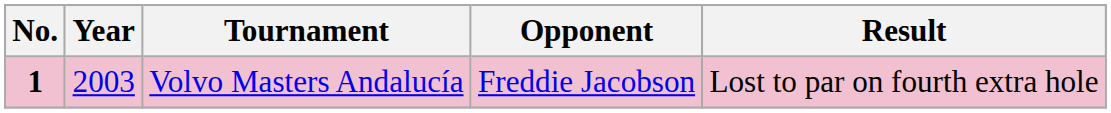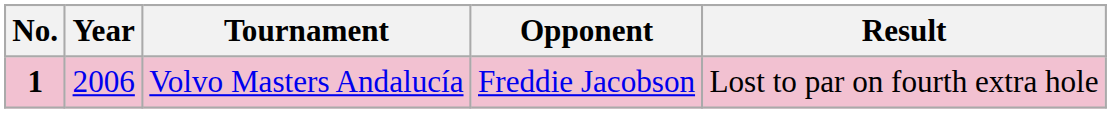(104, 81) 2003 -> (104, 81) 2006
